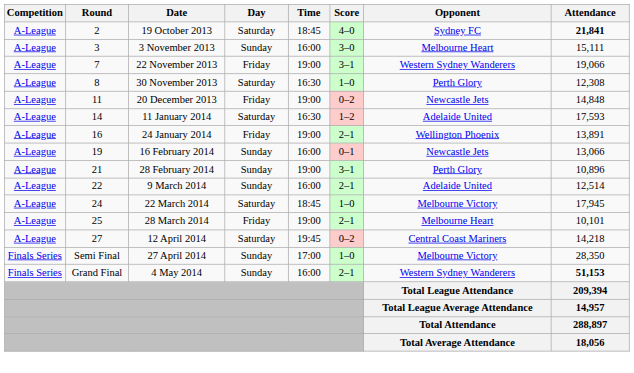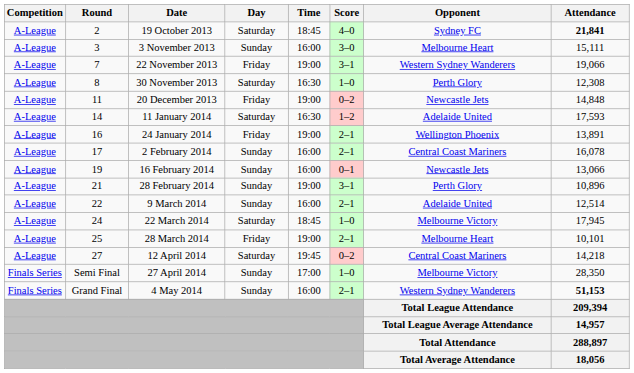+ row: (177, 152)
